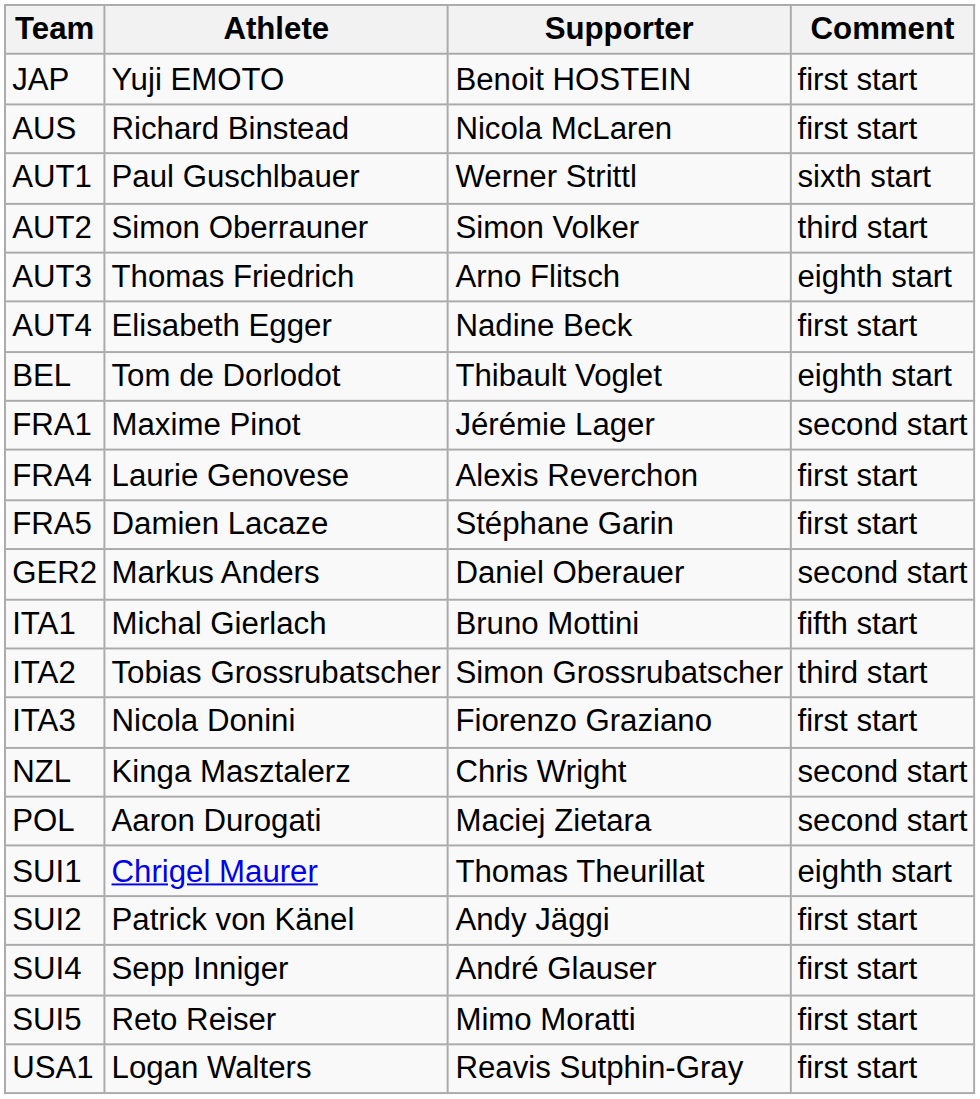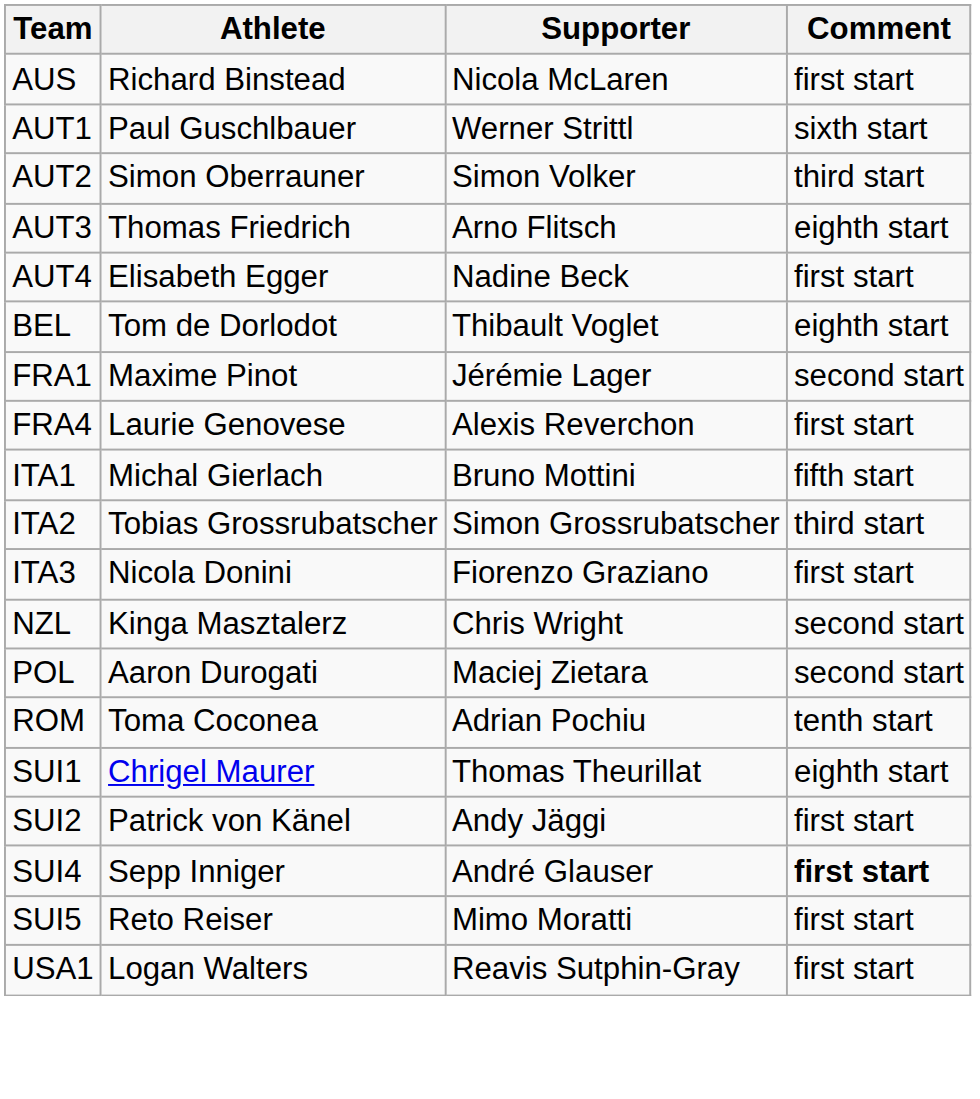- row: (41, 78)
- row: (52, 524)
- row: (55, 573)
+ row: (49, 721)
(857, 969) normal -> (862, 870) bold
